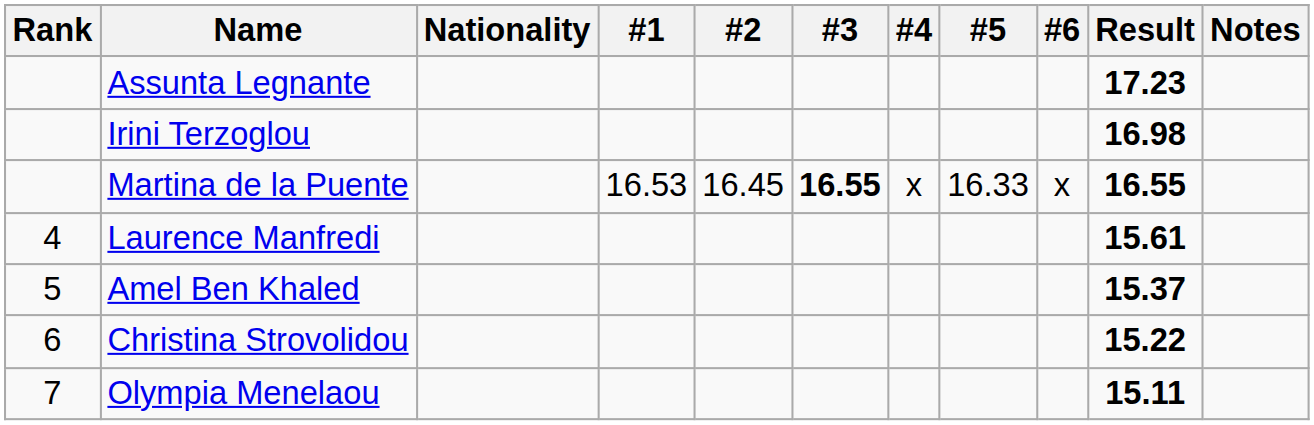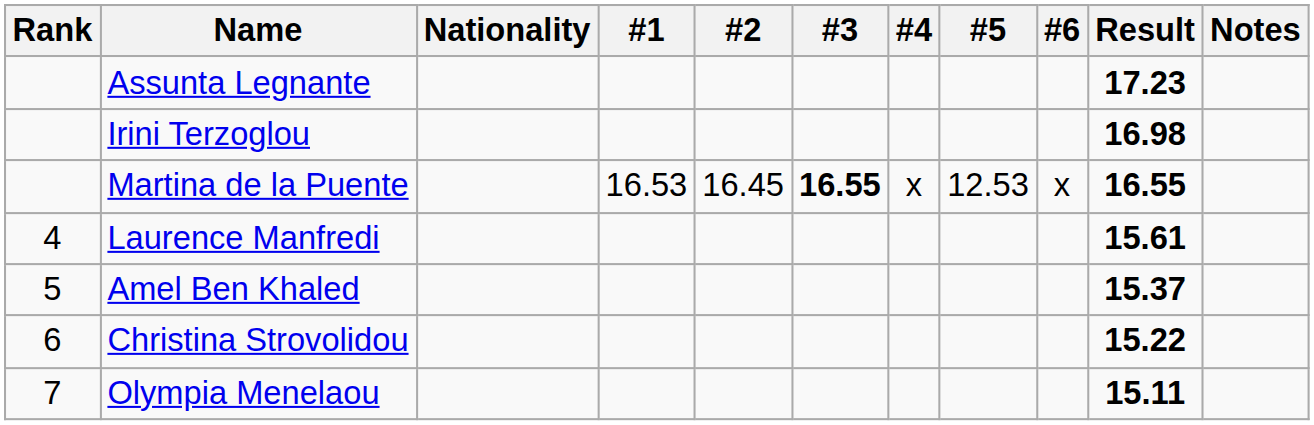(988, 185) 16.33 -> (988, 185) 12.53
